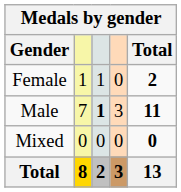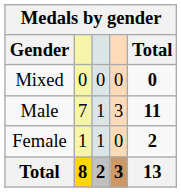rows swapped: (40, 80) <-> (40, 141)
(101, 110) bold -> (101, 110) normal
